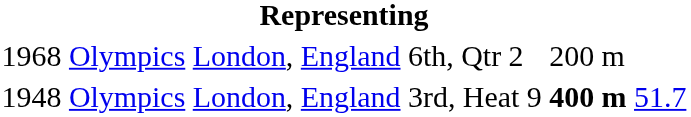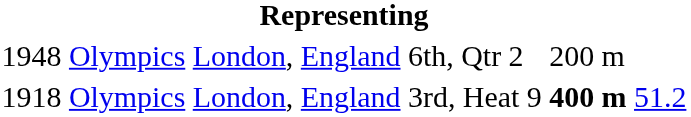(32, 56) 1968 -> (32, 56) 1948
(32, 97) 1948 -> (32, 97) 1918
(660, 97) 51.7 -> (660, 97) 51.2
